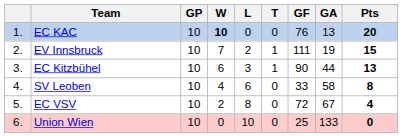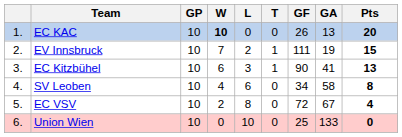(302, 31) 76 -> (302, 31) 26
(329, 68) 44 -> (329, 68) 41
(302, 86) 33 -> (302, 86) 34
